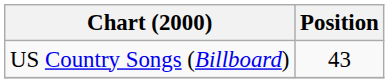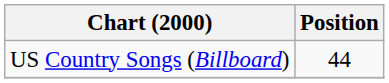(339, 58) 43 -> (339, 58) 44
